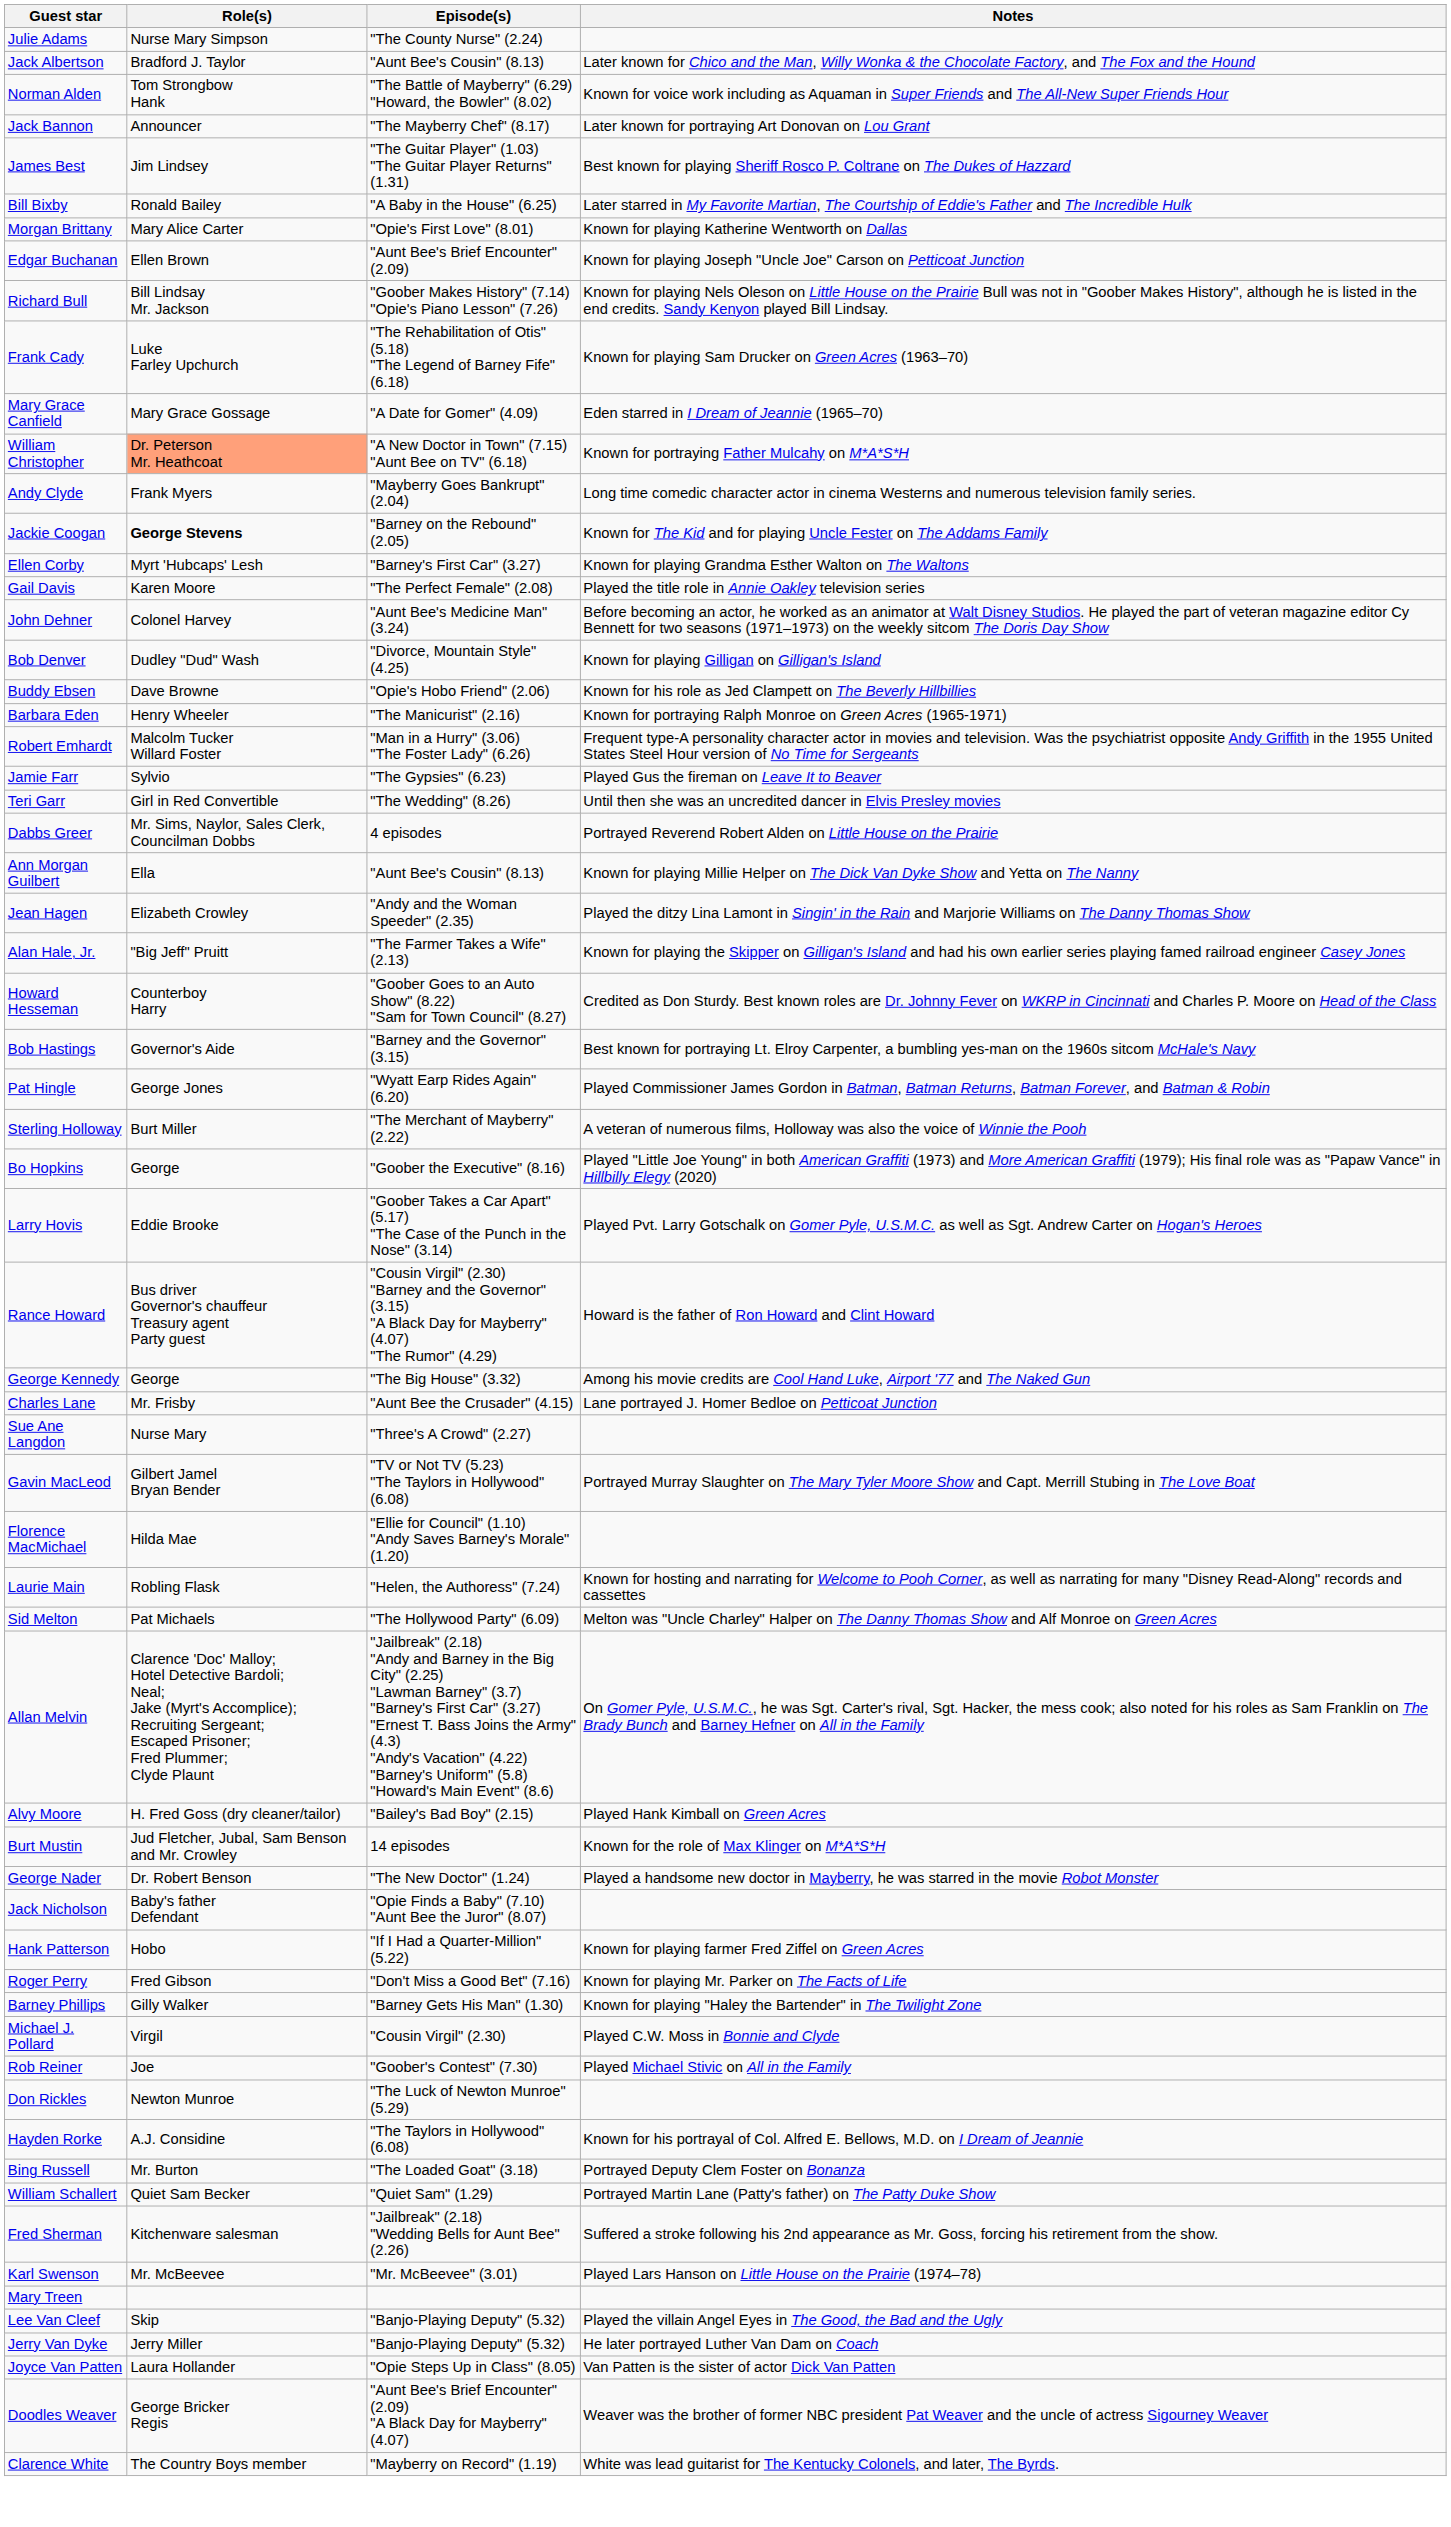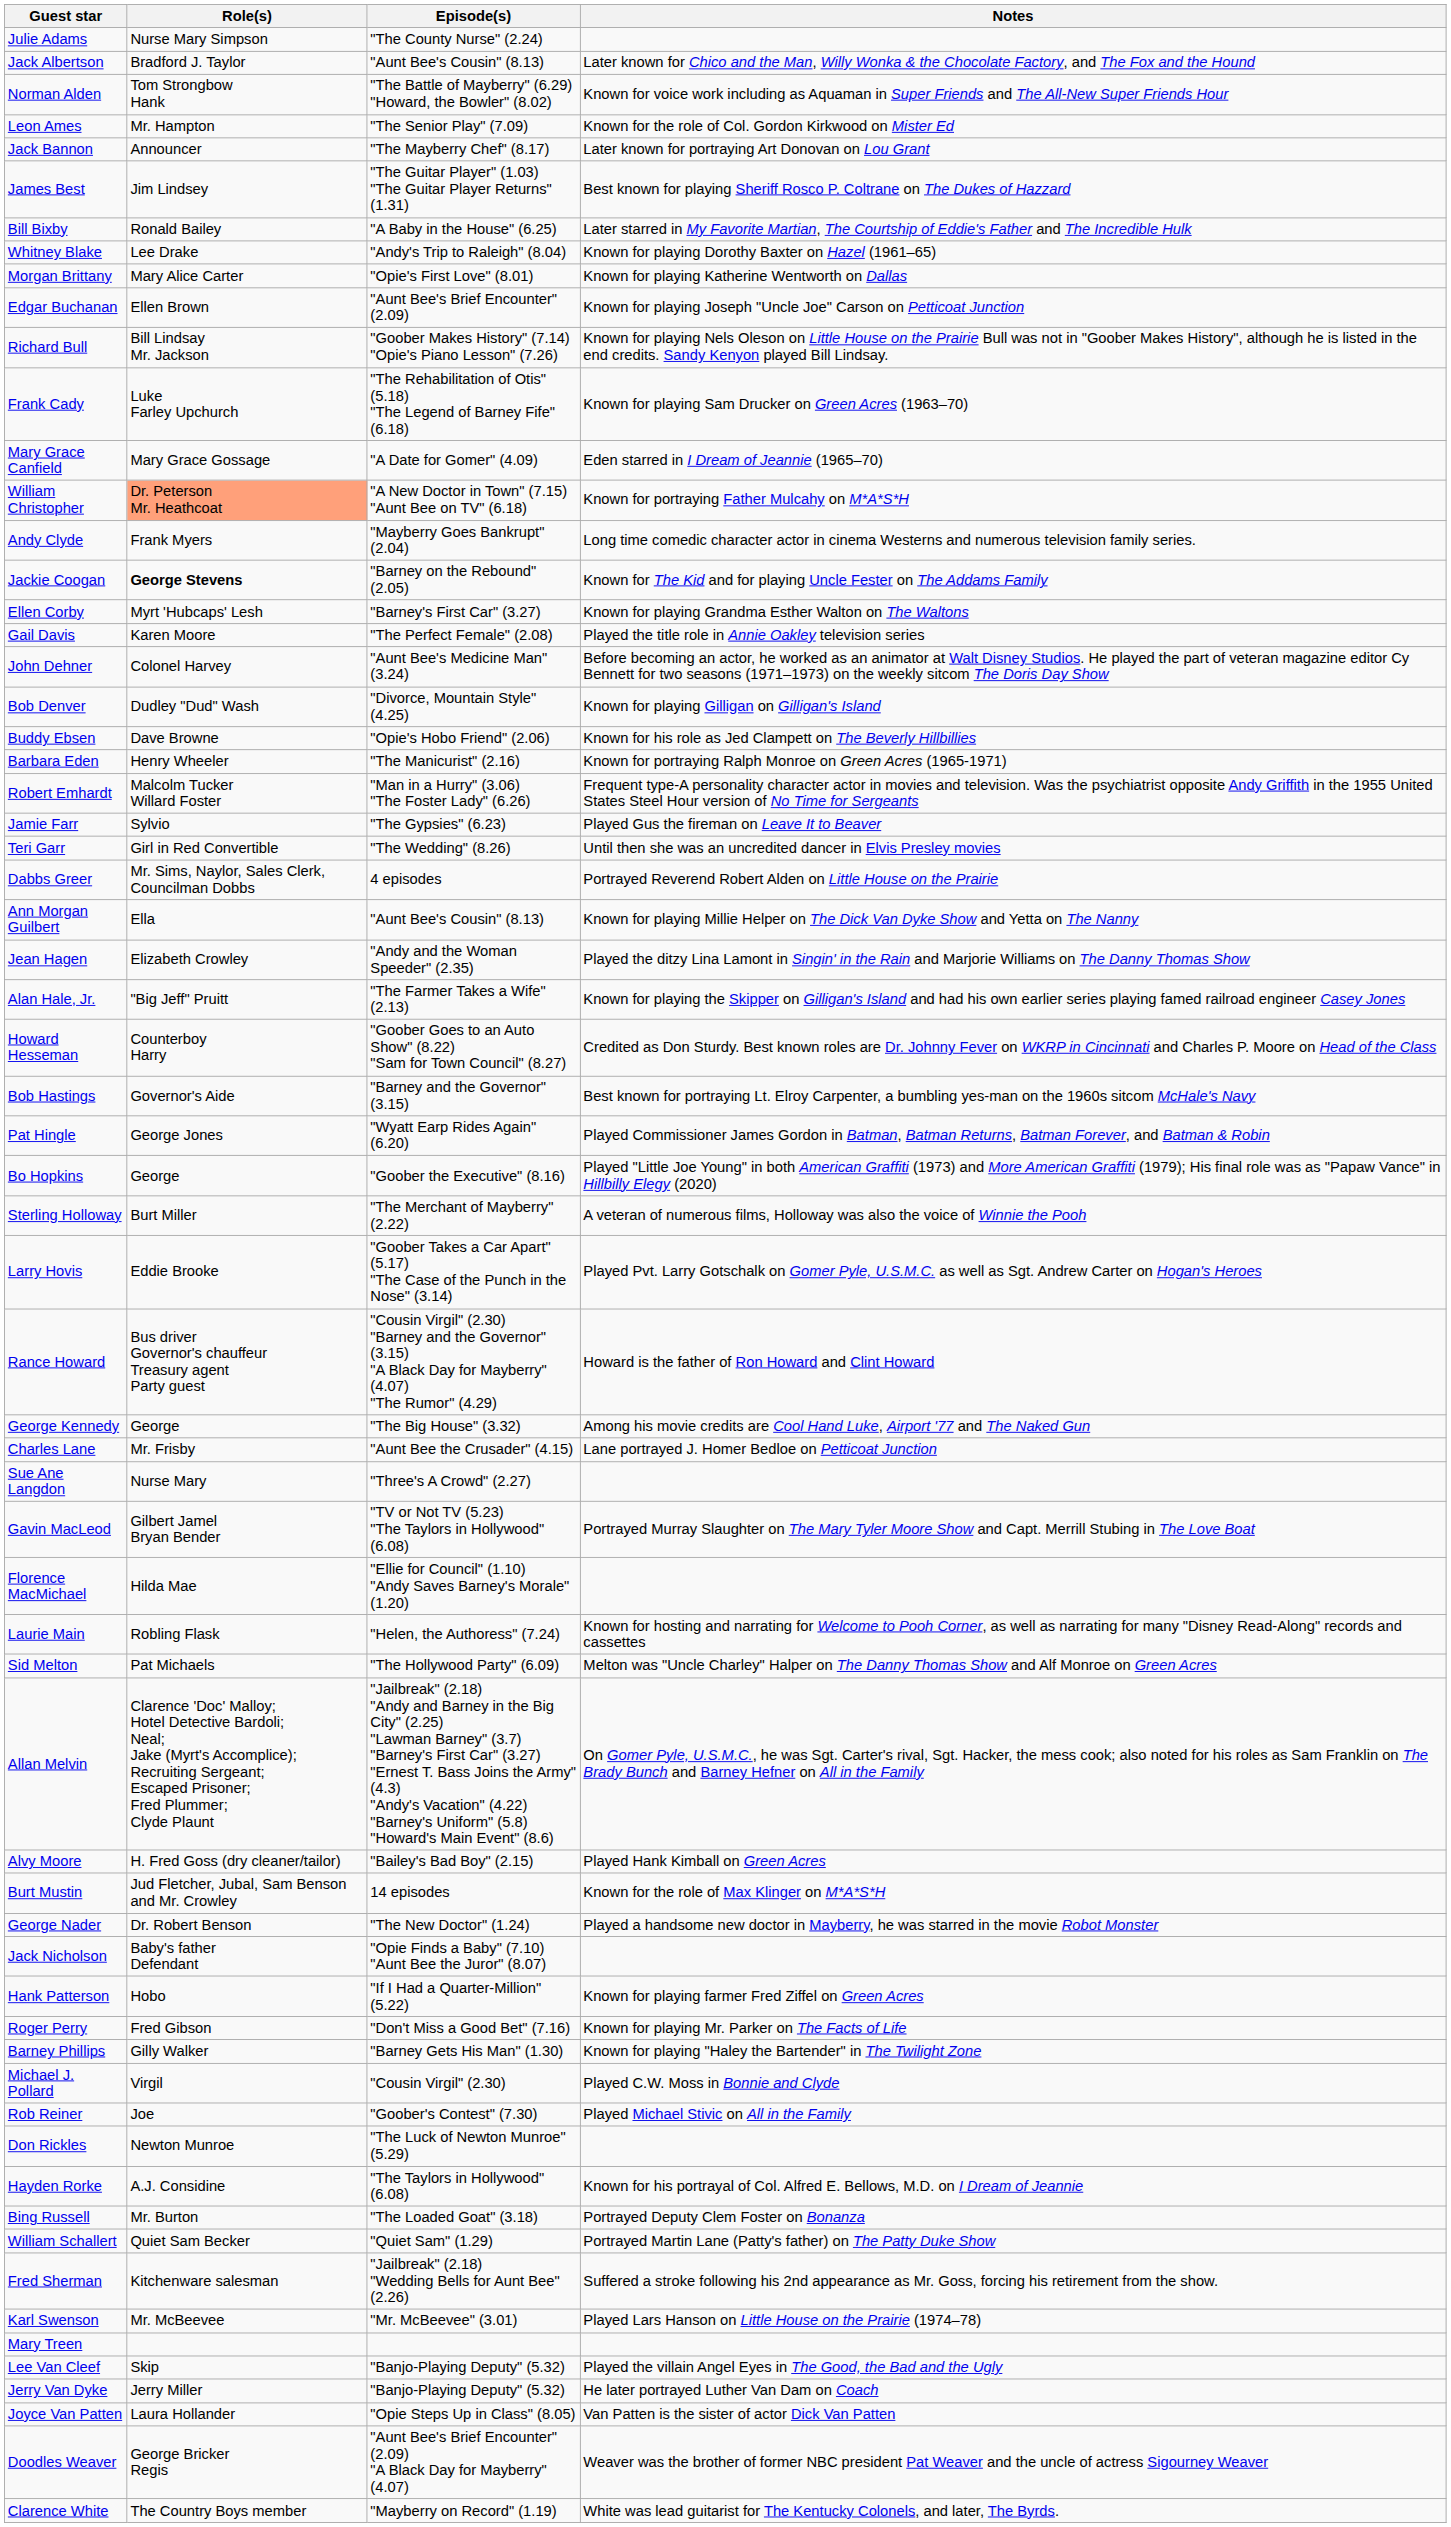+ row: (45, 126)
+ row: (55, 252)
rows swapped: (65, 1129) <-> (45, 1168)
